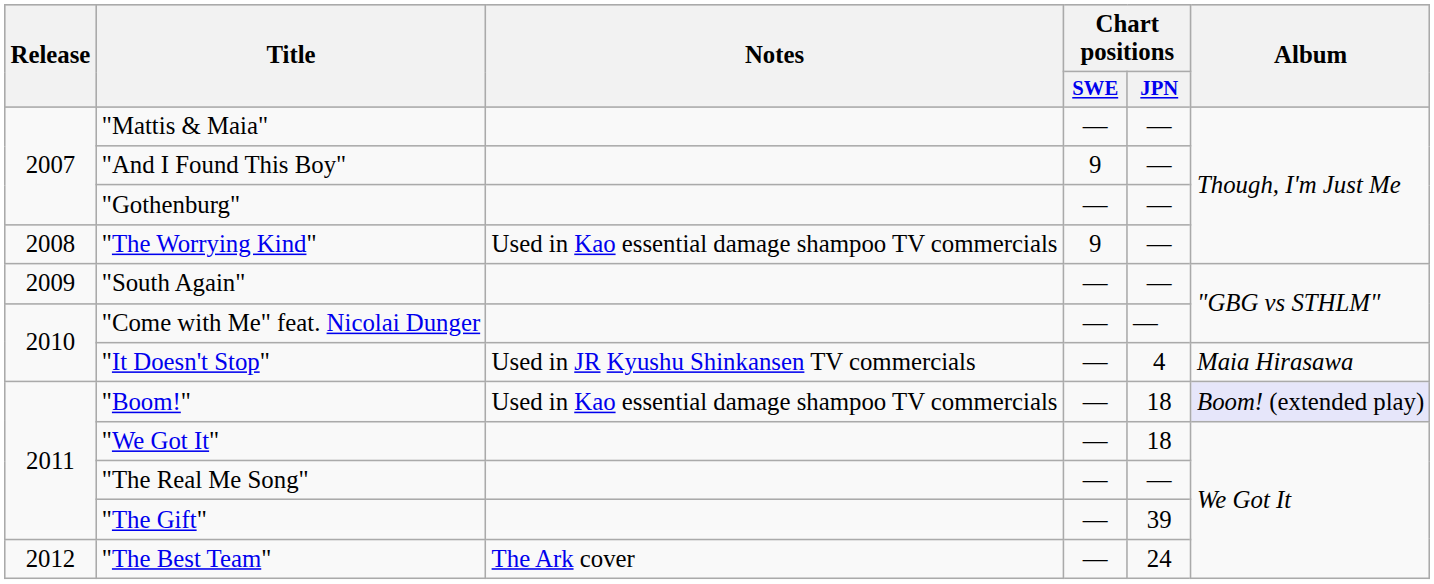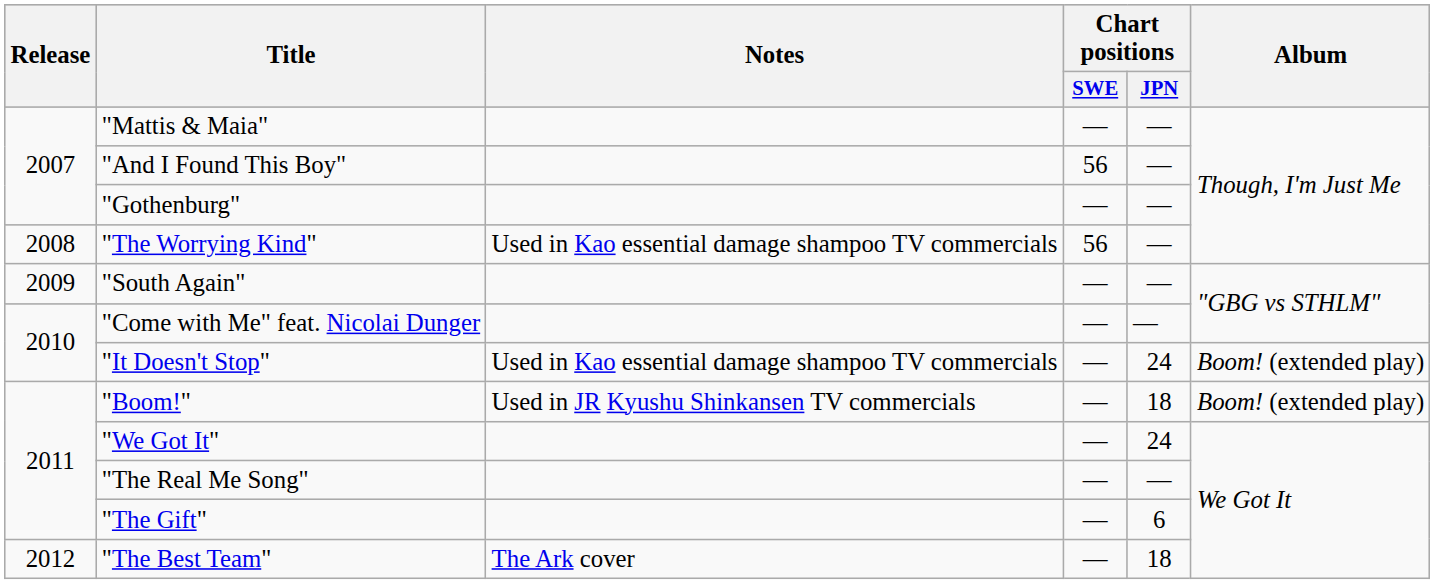(1095, 165) 9 -> (1095, 165) 56
(1095, 243) 9 -> (1095, 243) 56
(734, 361) Used in JR Kyushu Shinkansen TV commercials -> (775, 361) Used in Kao essential damage shampoo TV commercials
(1159, 361) 4 -> (1159, 361) 24
(1275, 361) Maia Hirasawa -> (1311, 361) Boom! (extended play)
(775, 401) Used in Kao essential damage shampoo TV commercials -> (734, 401) Used in JR Kyushu Shinkansen TV commercials
(1311, 401) lavender background -> (1311, 401) no background
(1159, 440) 18 -> (1159, 440) 24
(1159, 519) 39 -> (1159, 519) 6
(1159, 558) 24 -> (1159, 558) 18
